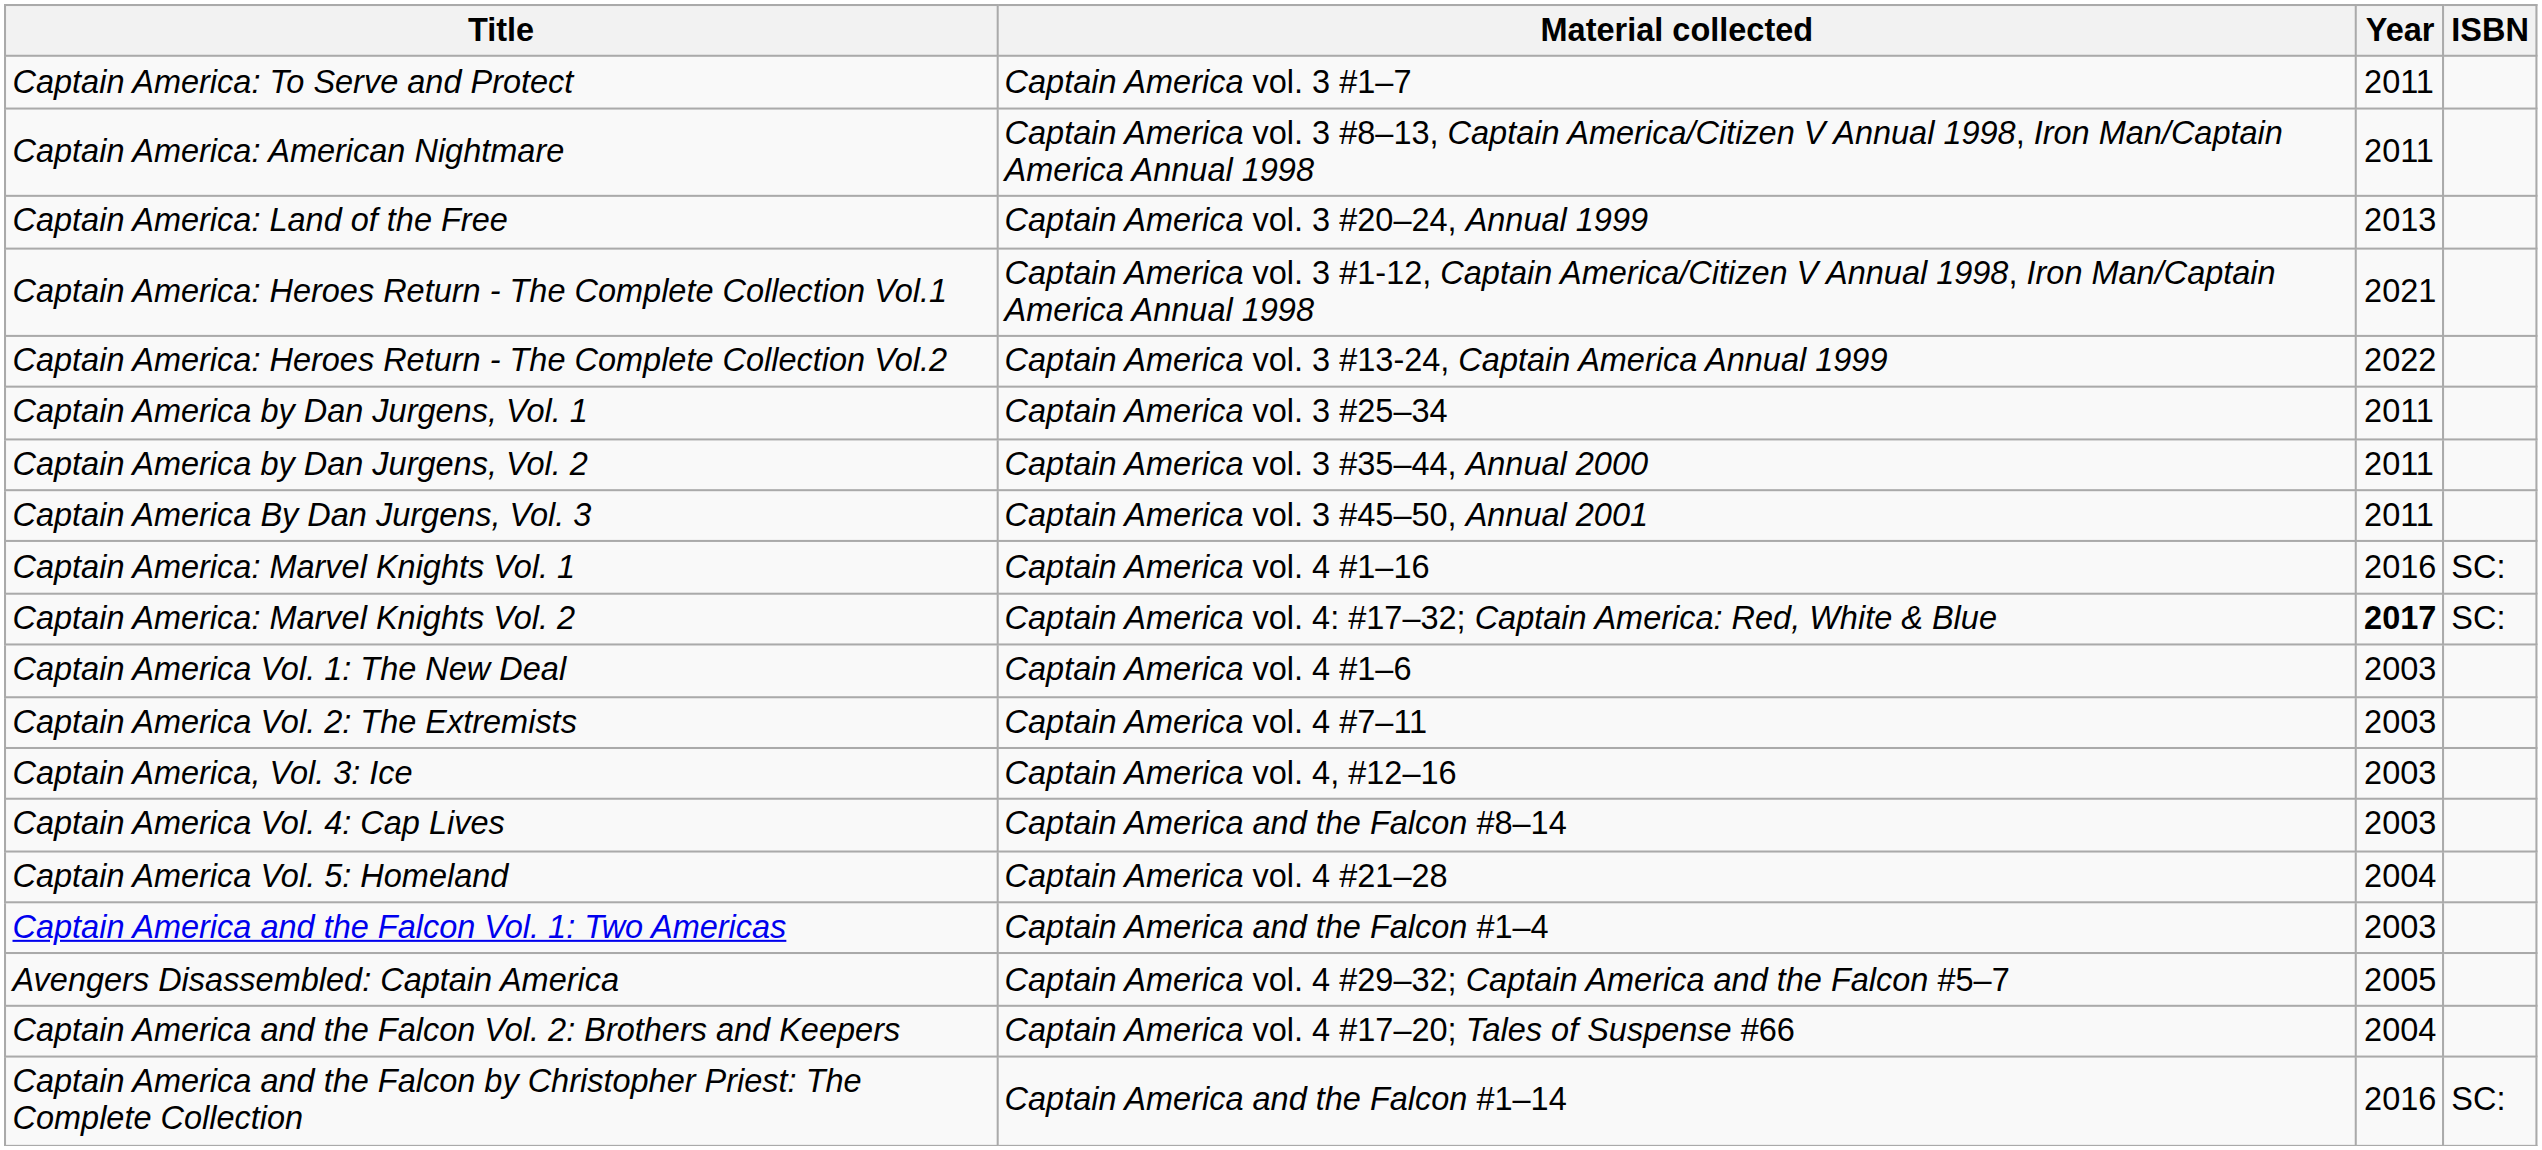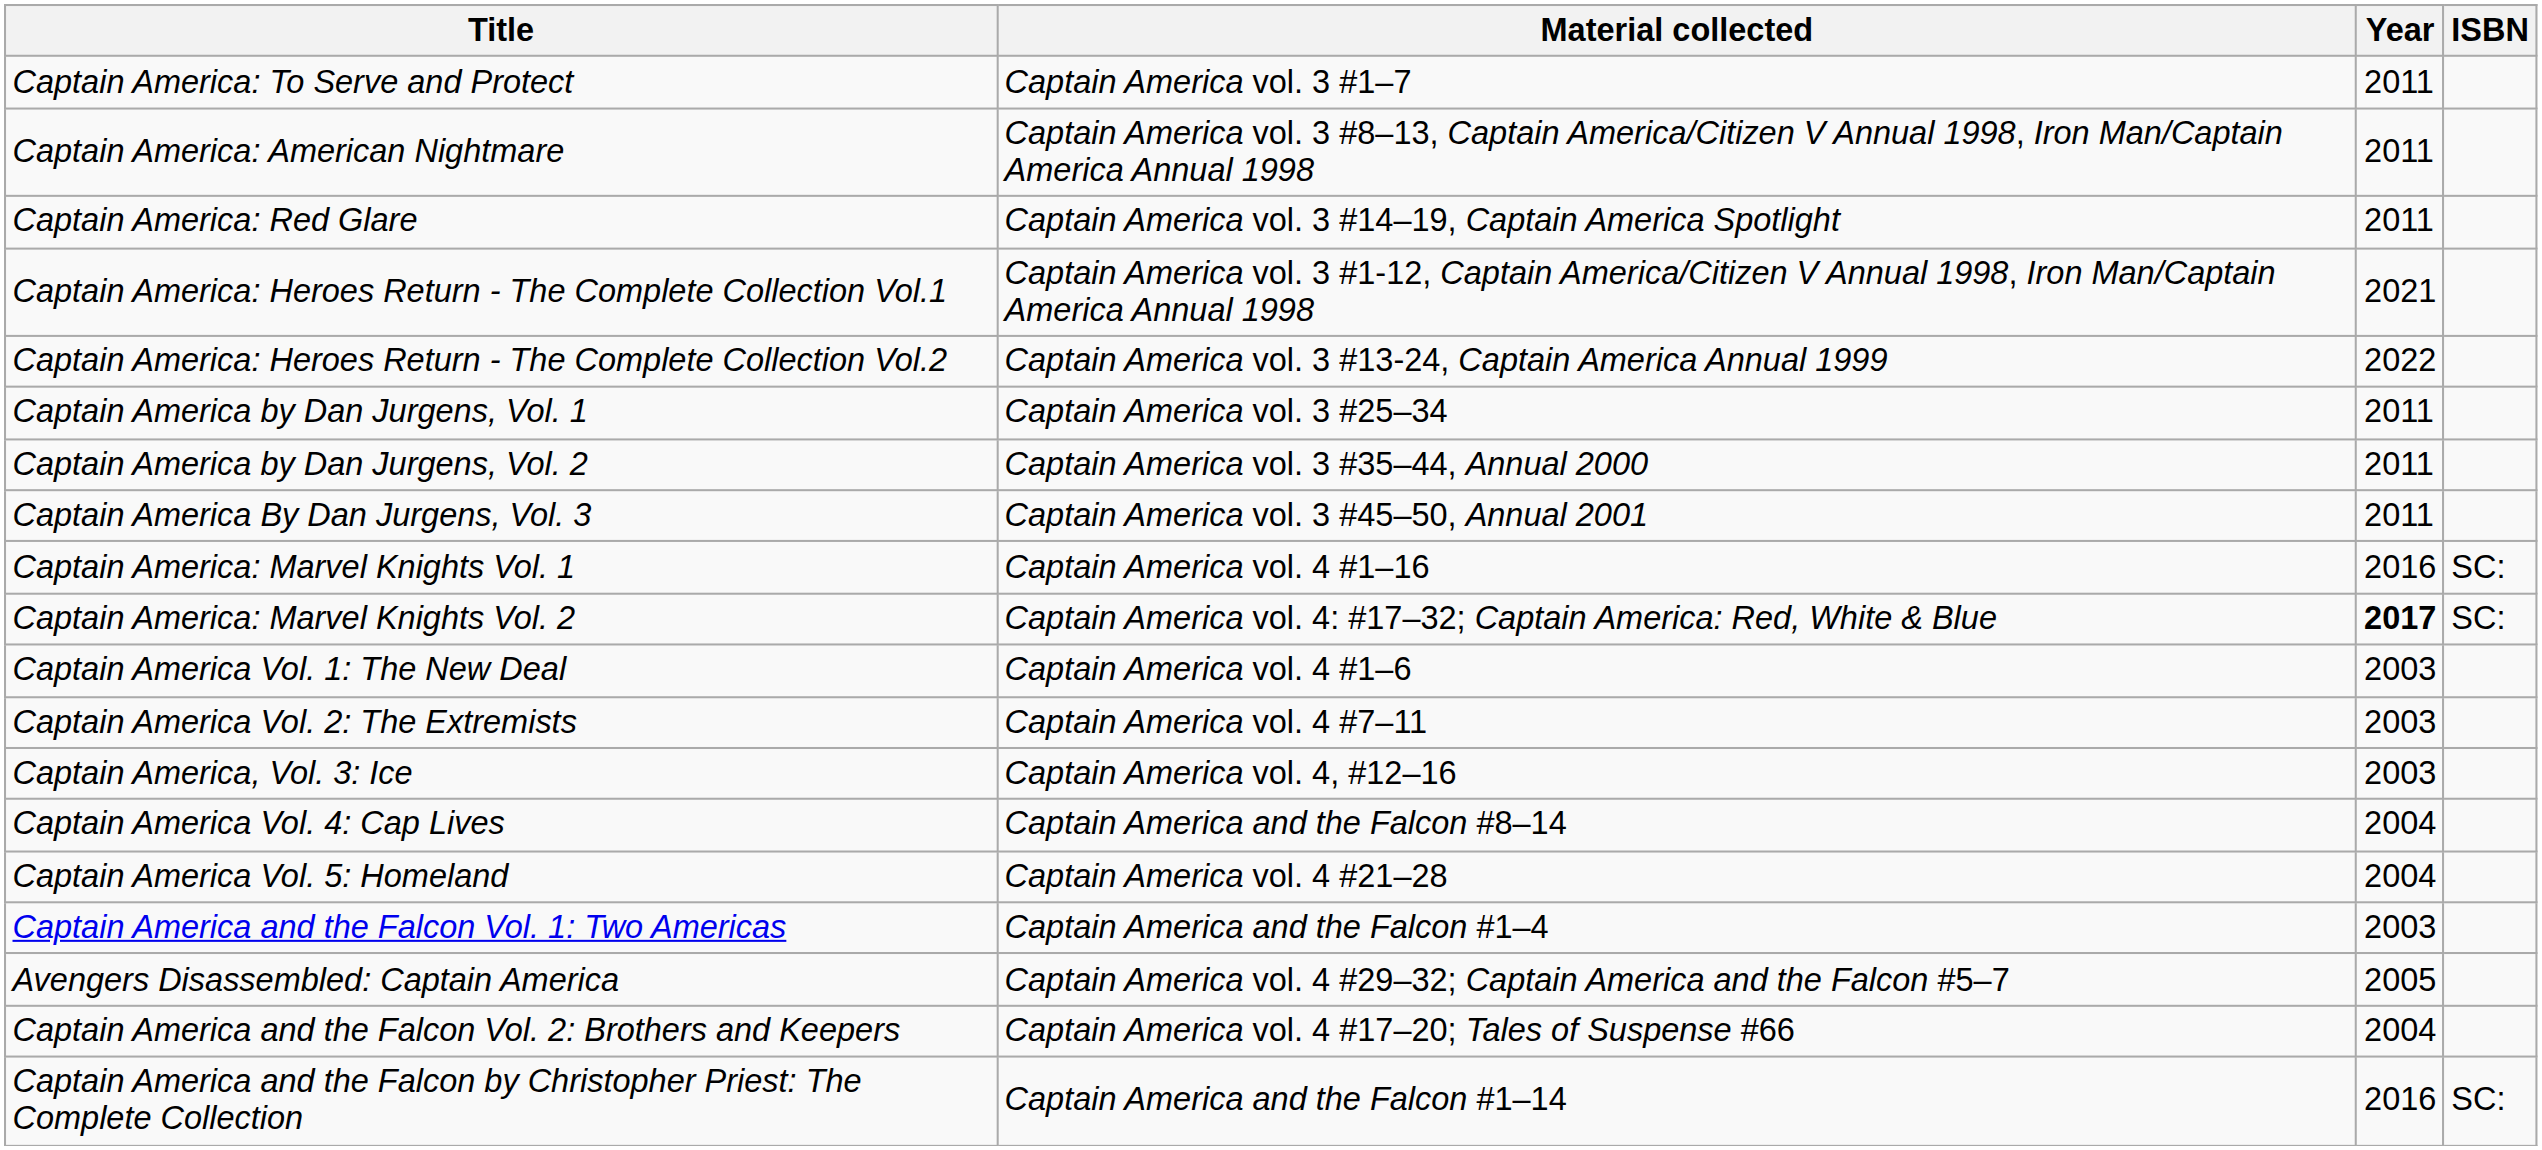+ row: (215, 221)
- row: (260, 221)
(2400, 824) 2003 -> (2400, 824) 2004
